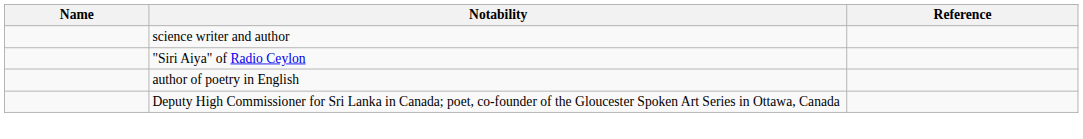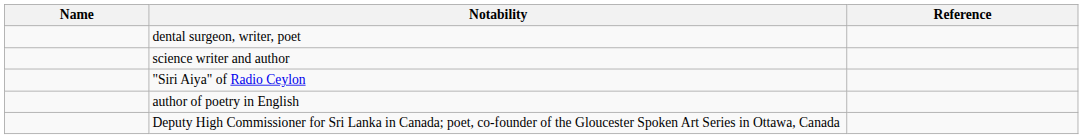+ row: (227, 36)
